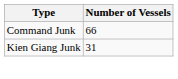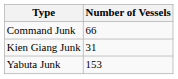+ row: (34, 64)
